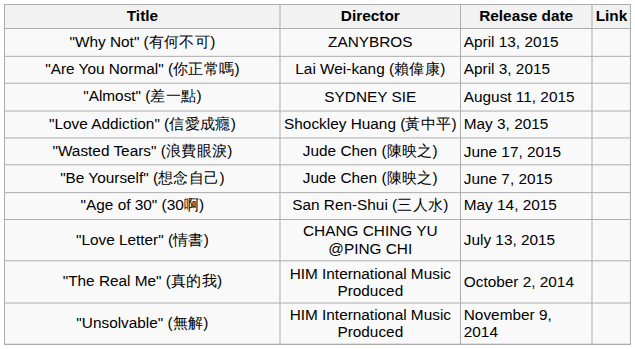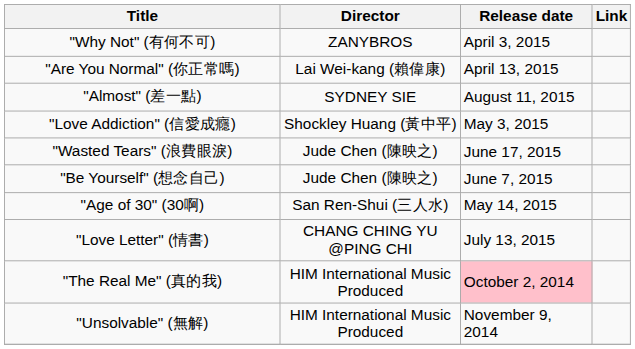(511, 42) April 13, 2015 -> (507, 42) April 3, 2015
(507, 69) April 3, 2015 -> (511, 69) April 13, 2015
(519, 282) no background -> (519, 282) pink background
